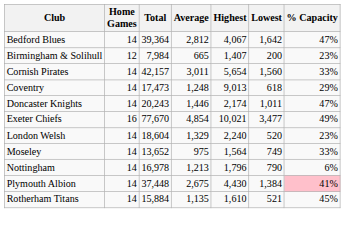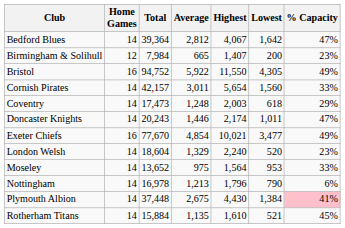+ row: (20, 71)
(235, 87) 9,013 -> (235, 103) 2,003
(274, 151) 749 -> (274, 167) 953
